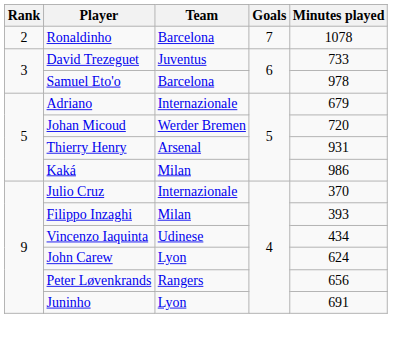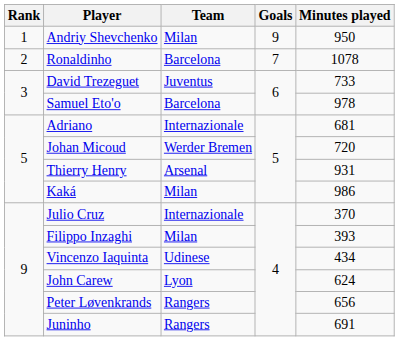+ row: (102, 37)
(339, 103) 679 -> (345, 125) 681
(172, 302) Lyon -> (187, 324) Rangers
